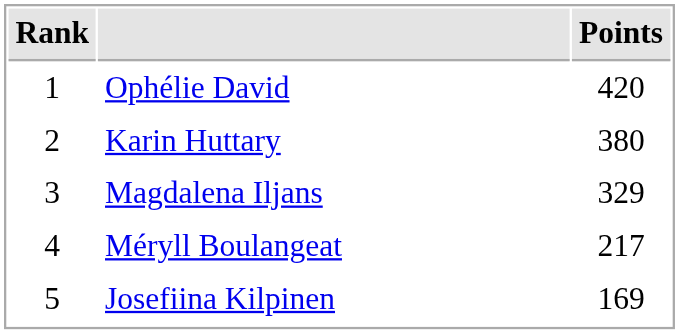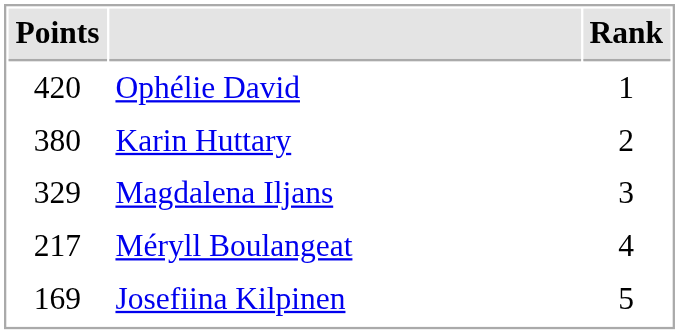columns swapped: (52, 33) <-> (621, 33)
